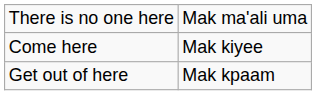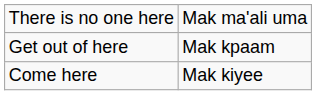rows swapped: (68, 75) <-> (53, 47)
